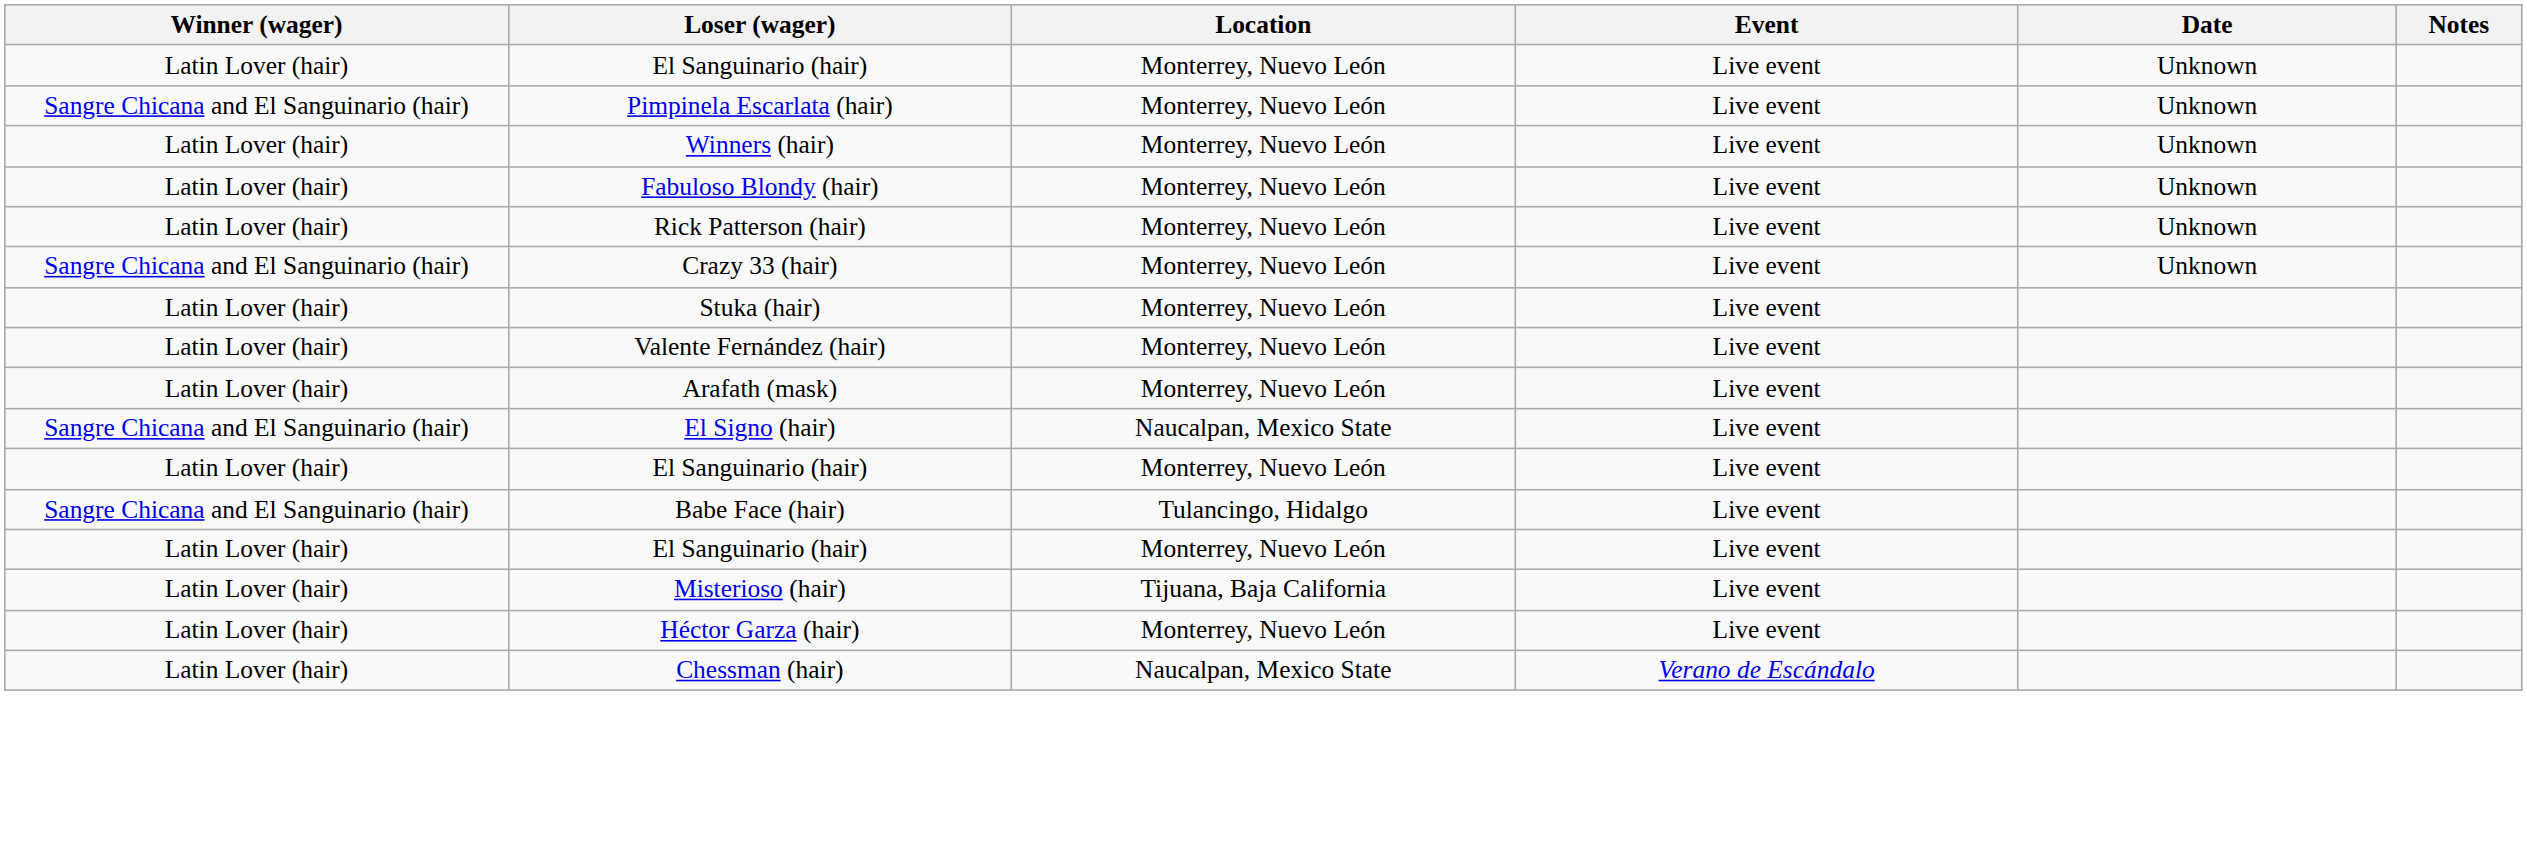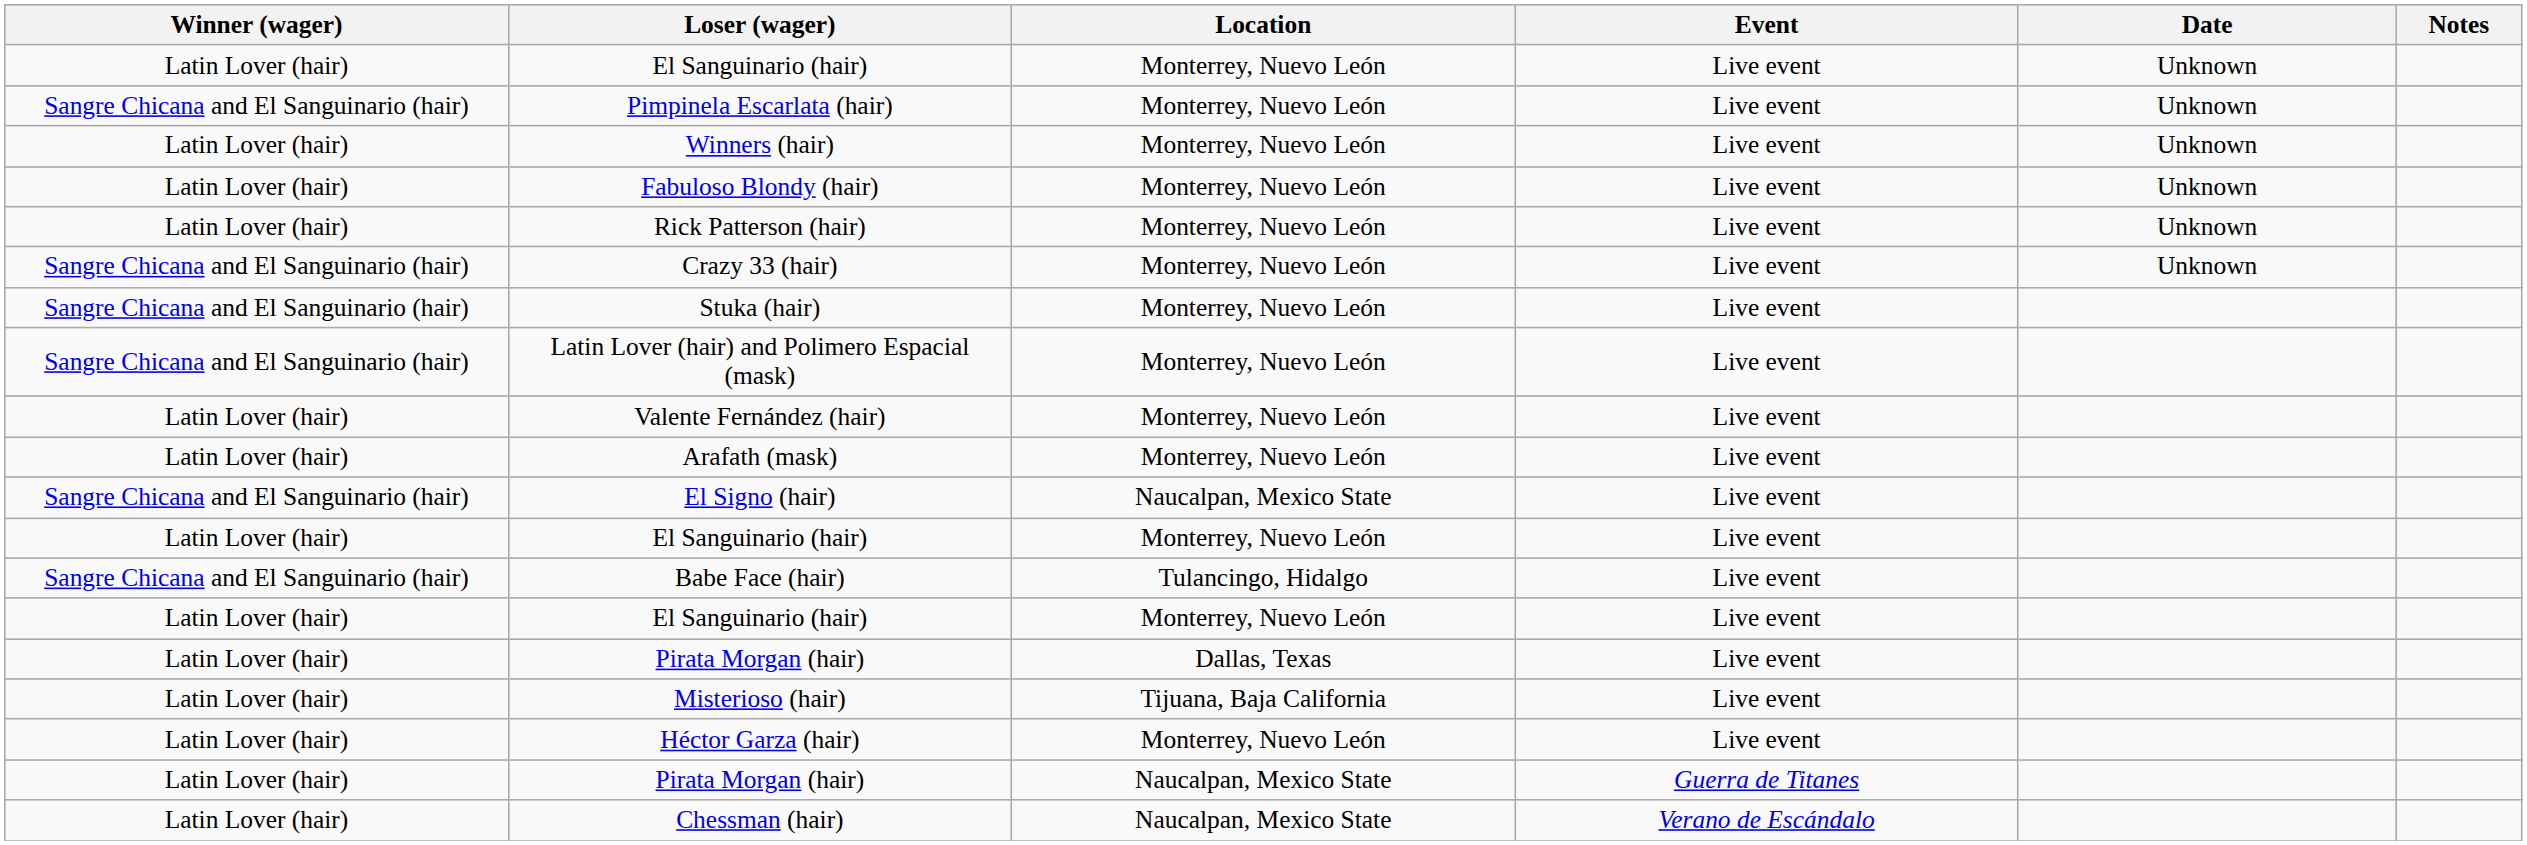(256, 307) Latin Lover (hair) -> (256, 307) Sangre Chicana and El Sanguinario (hair)
+ row: (760, 361)
+ row: (760, 658)
+ row: (760, 779)
